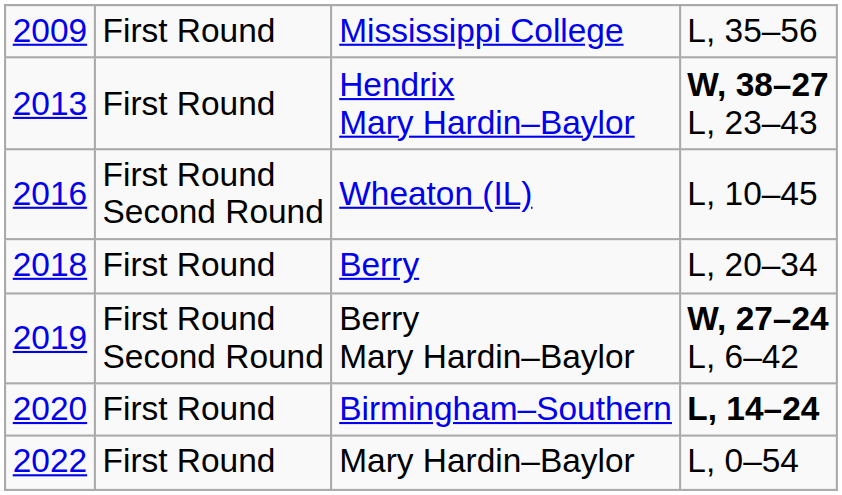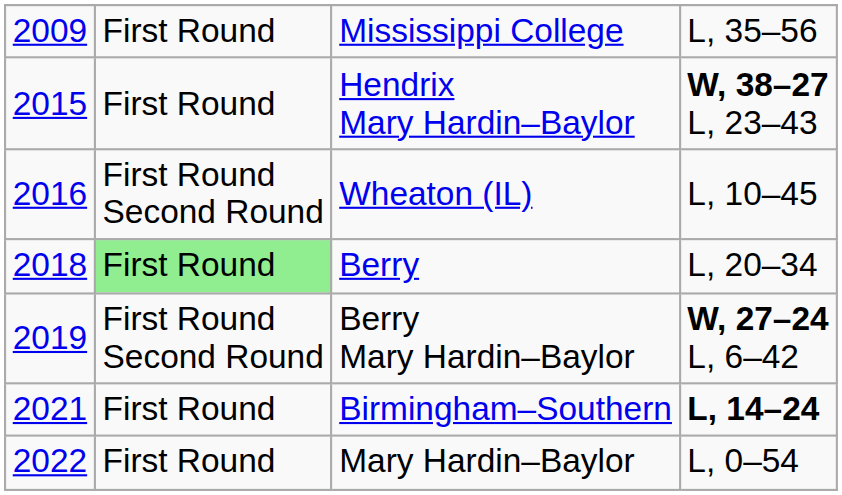(50, 102) 2013 -> (50, 102) 2015
(189, 265) no background -> (189, 265) lightgreen background
(50, 409) 2020 -> (50, 409) 2021
